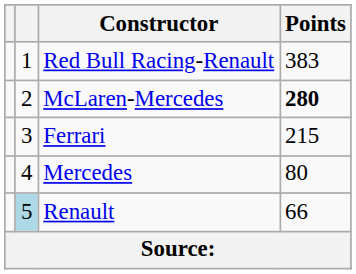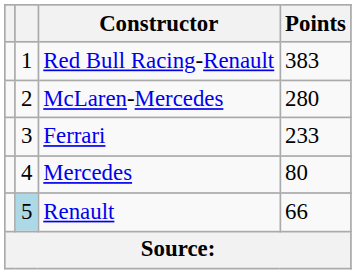(302, 98) bold -> (302, 98) normal
(302, 136) 215 -> (302, 136) 233
